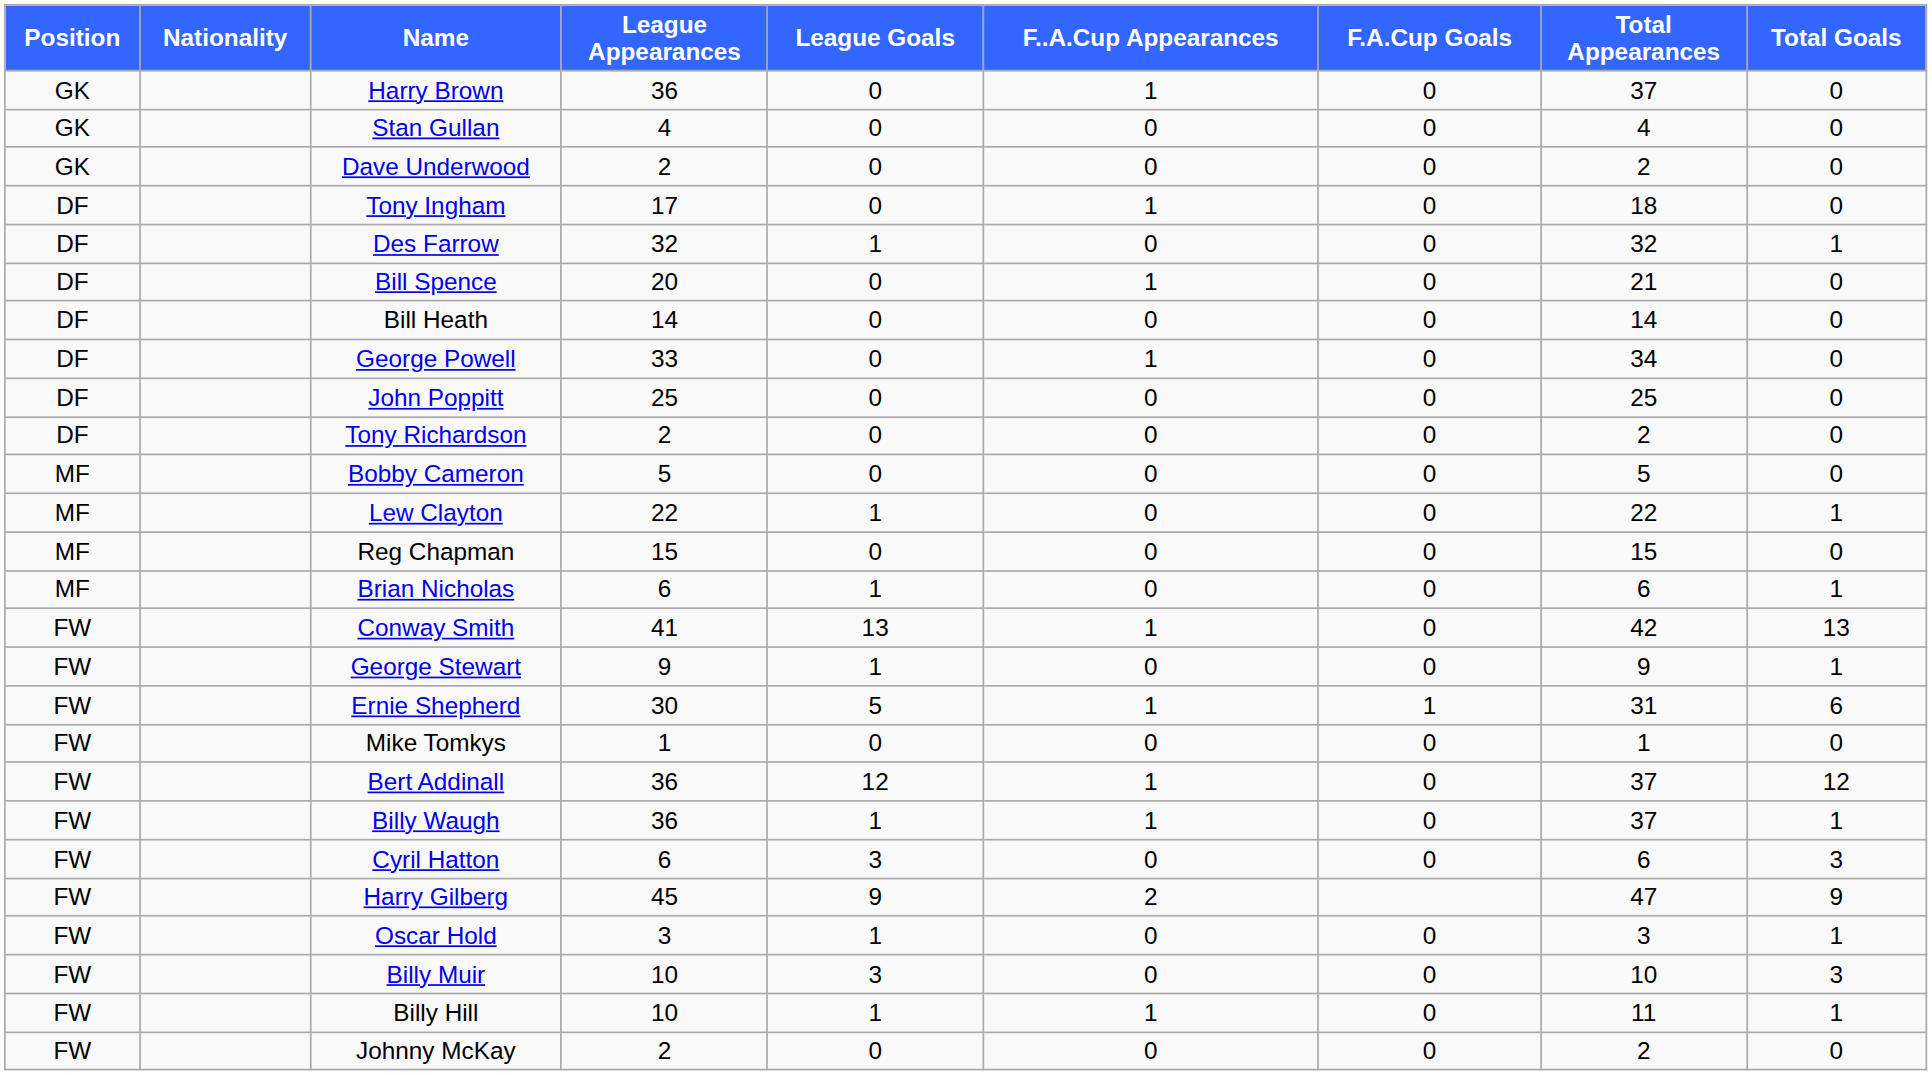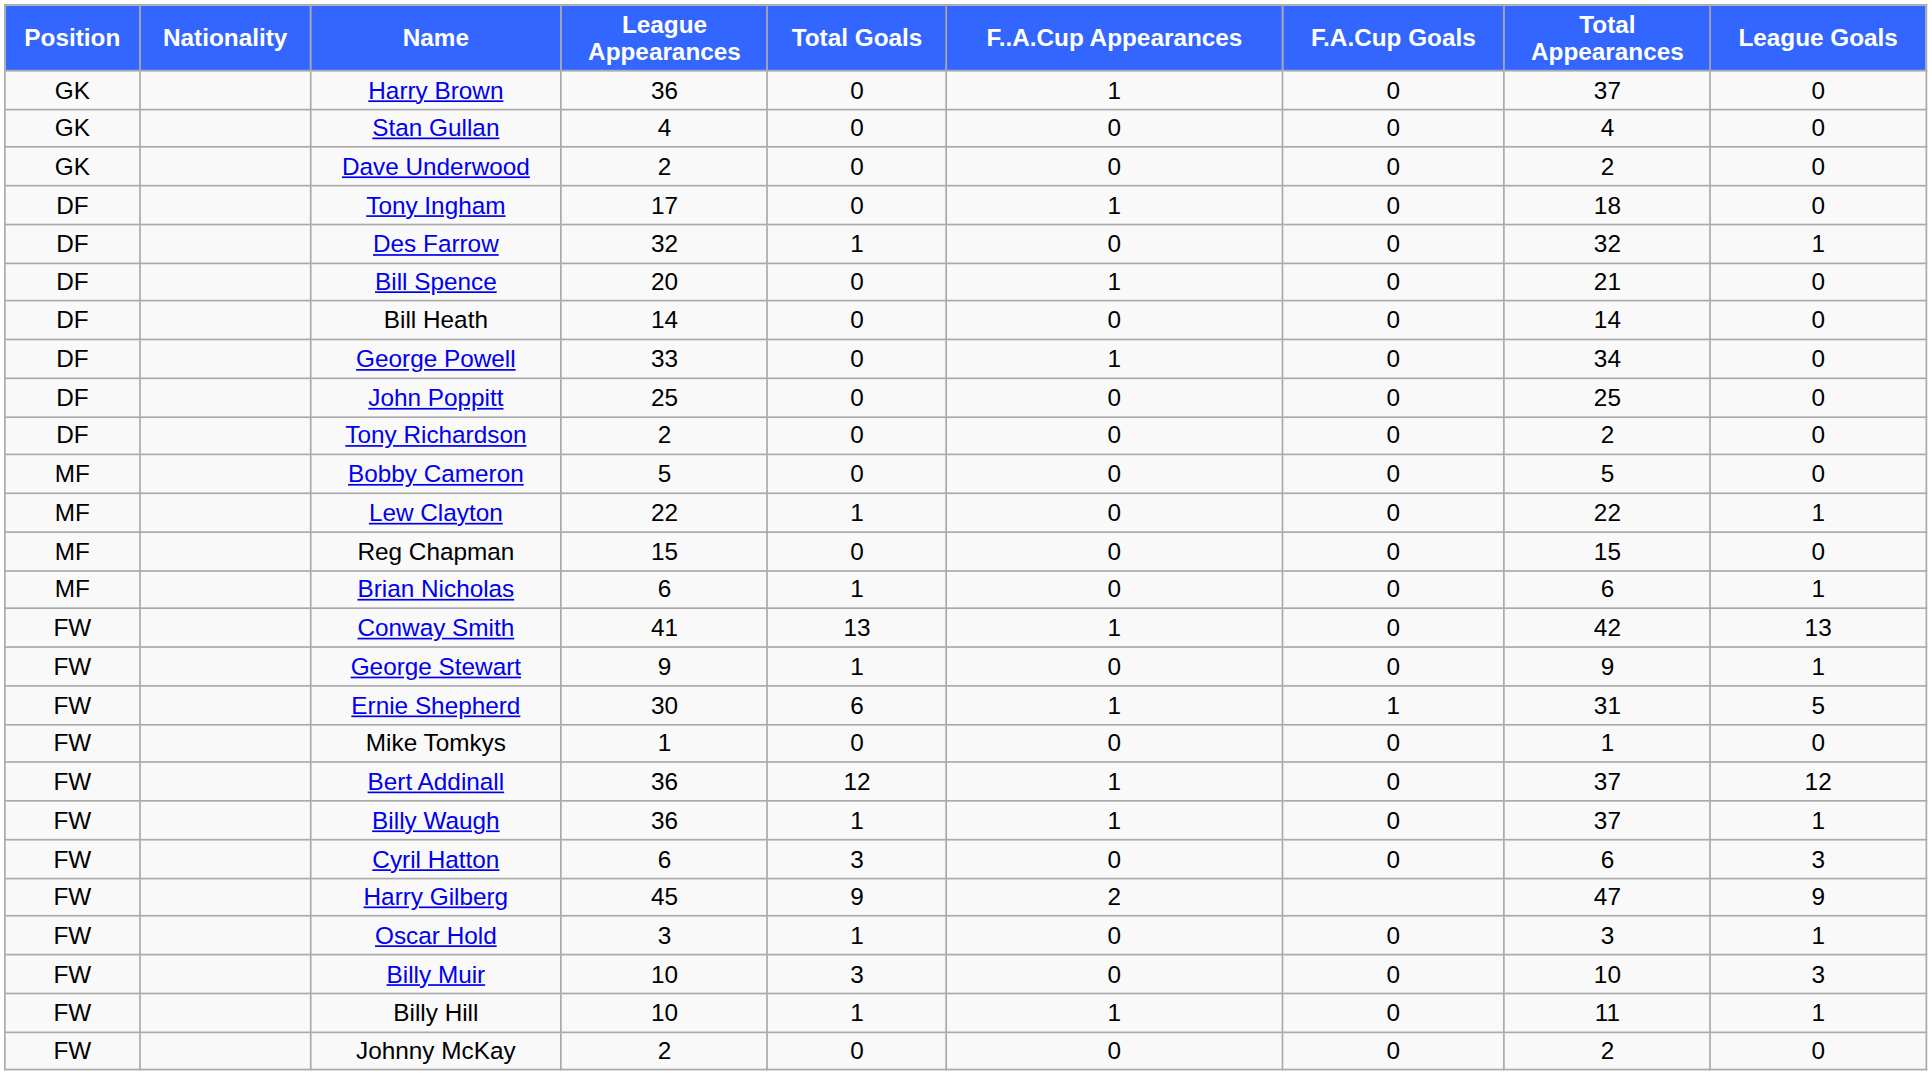columns swapped: (875, 38) <-> (1836, 38)
